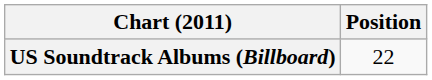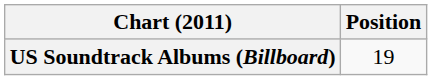(383, 56) 22 -> (383, 56) 19
